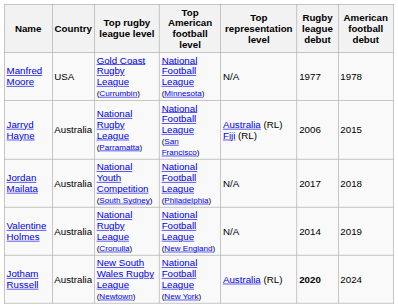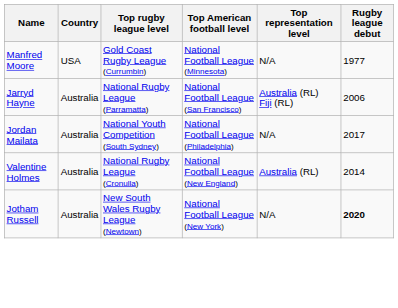- column: (366, 29)
(231, 232) N/A -> (289, 172) Australia (RL)
(253, 280) Australia (RL) -> (267, 214) N/A
